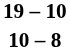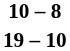rows swapped: (35, 40) <-> (35, 11)
